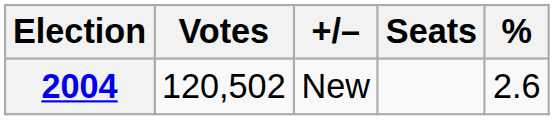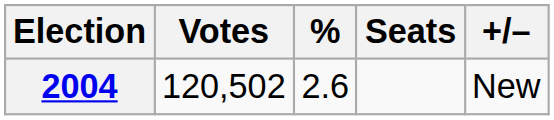columns swapped: (517, 31) <-> (336, 31)
